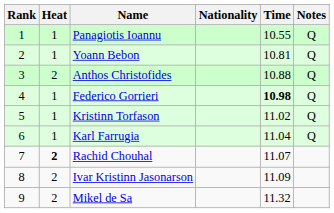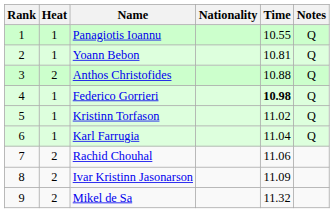(54, 156) bold -> (54, 156) normal
(277, 156) 11.07 -> (277, 156) 11.06
